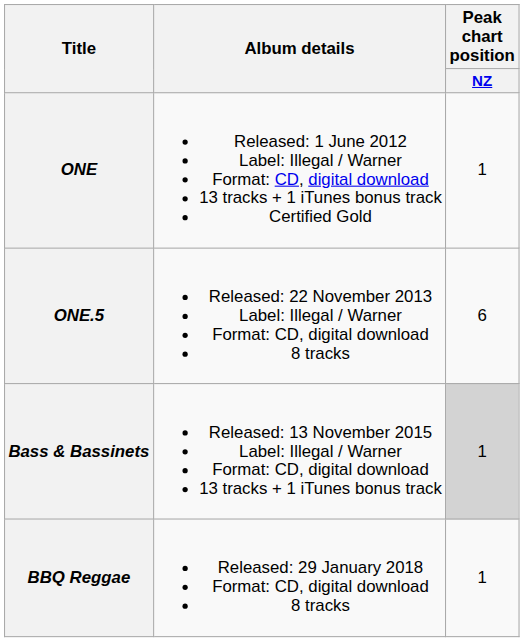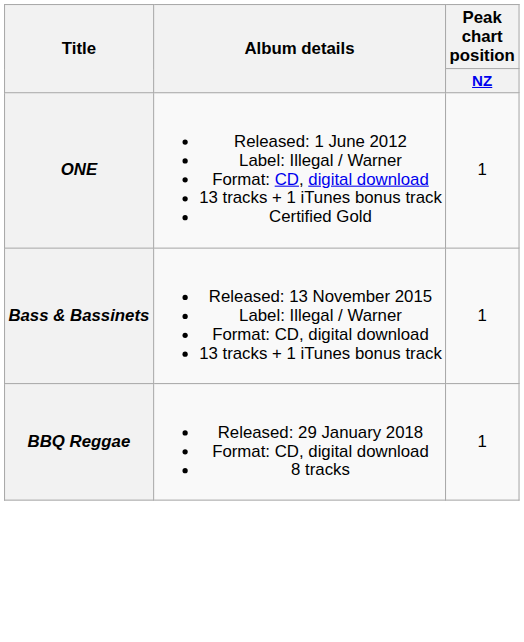- row: (79, 315)
(482, 451) lightgrey background -> (482, 315) no background
